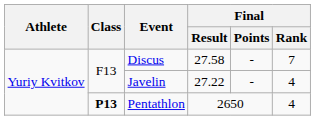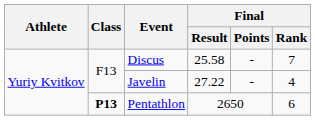(209, 60) 27.58 -> (209, 60) 25.58
(291, 104) 4 -> (291, 104) 6
